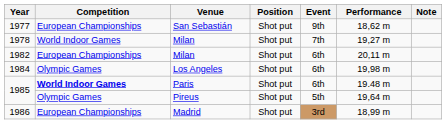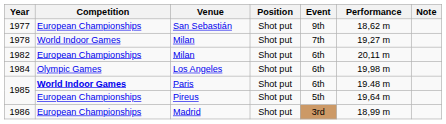(69, 98) Olympic Games -> (89, 98) European Championships
